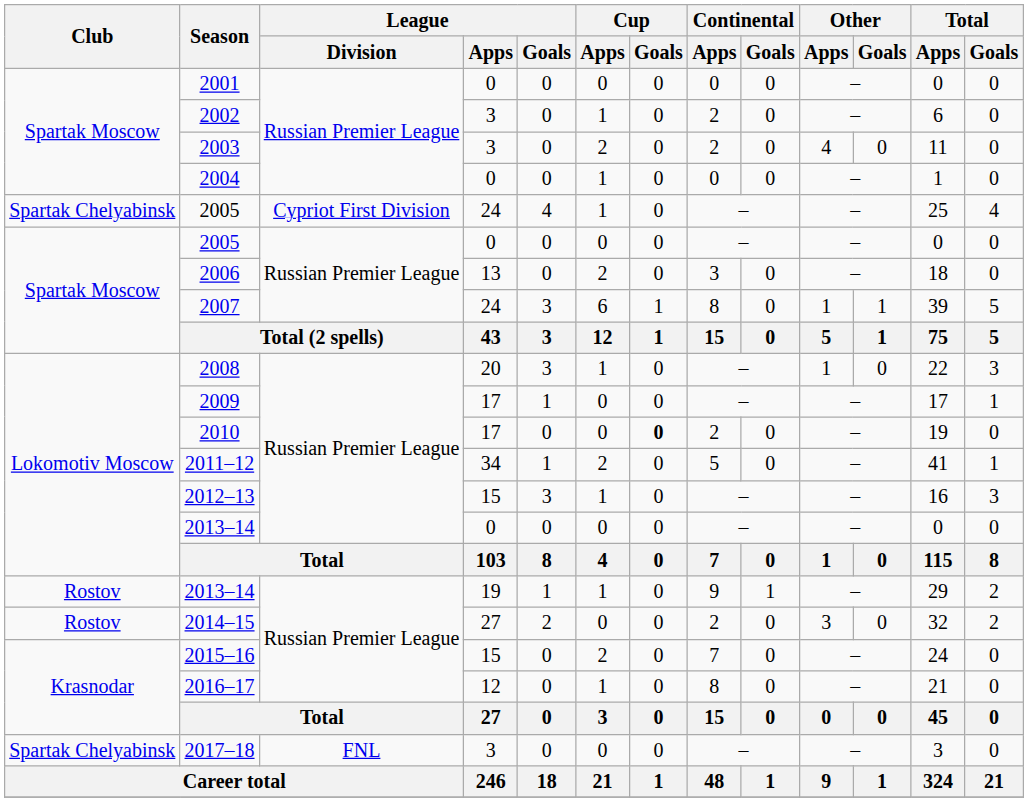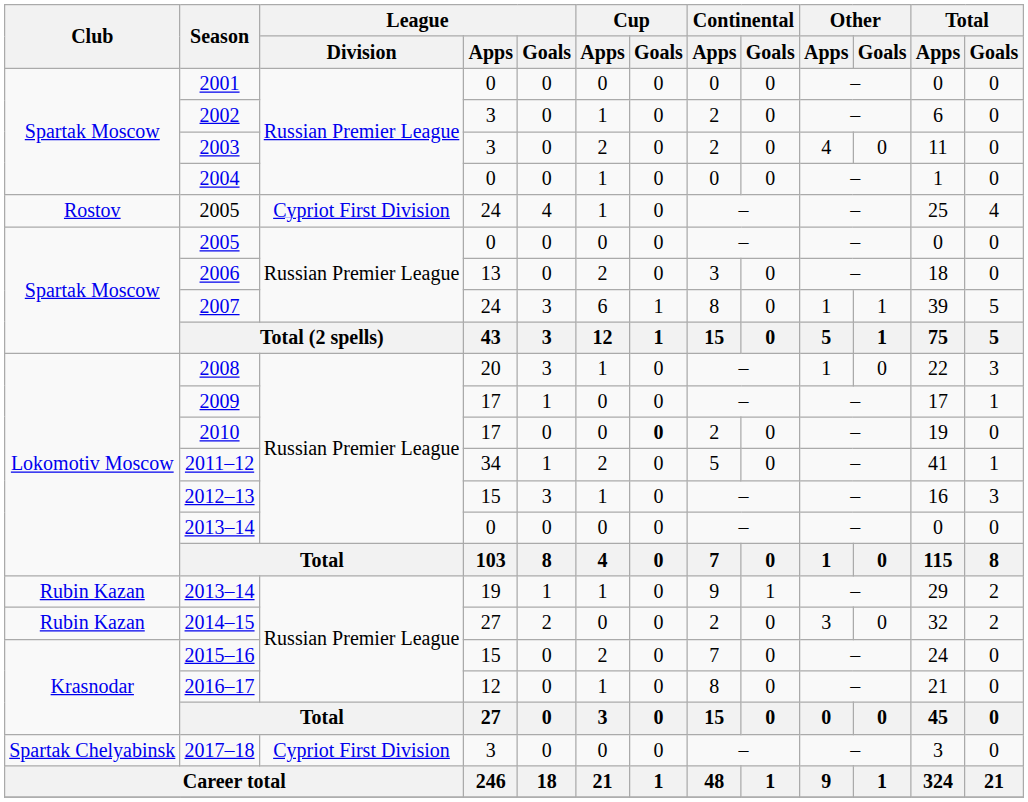(92, 210) Spartak Chelyabinsk -> (92, 210) Rostov
(92, 591) Rostov -> (92, 591) Rubin Kazan
(92, 623) Rostov -> (92, 623) Rubin Kazan
(362, 749) FNL -> (362, 749) Cypriot First Division
